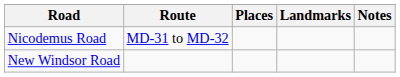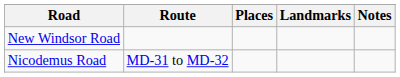rows swapped: (64, 60) <-> (57, 38)
